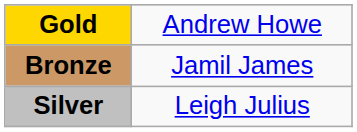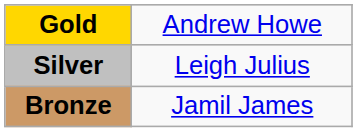rows swapped: (68, 106) <-> (68, 65)
